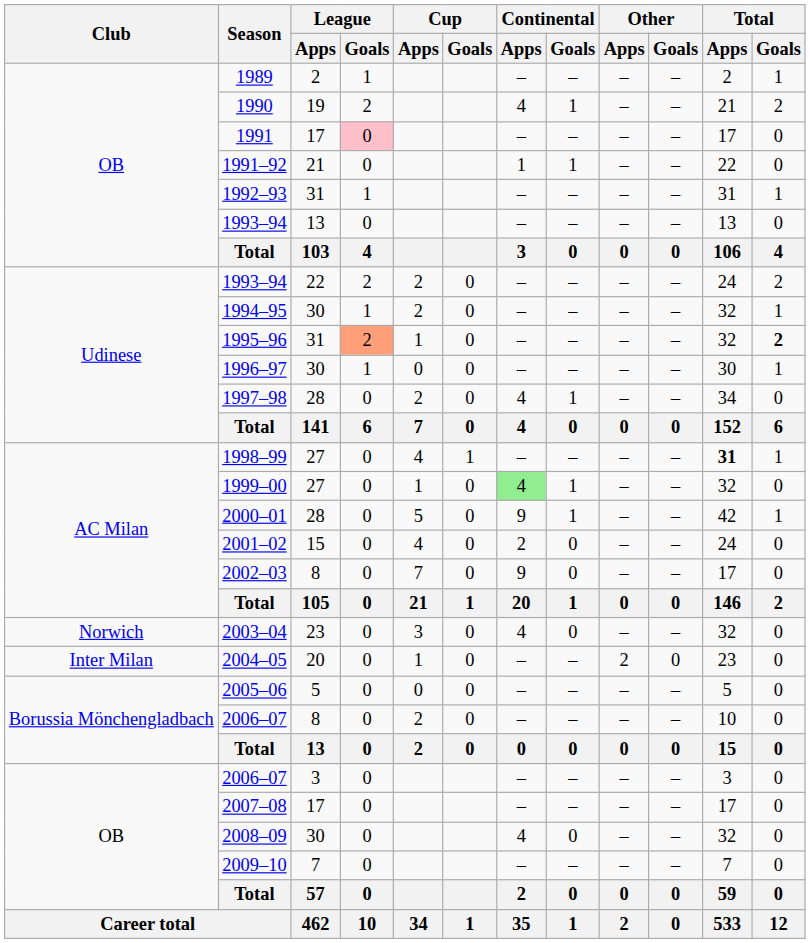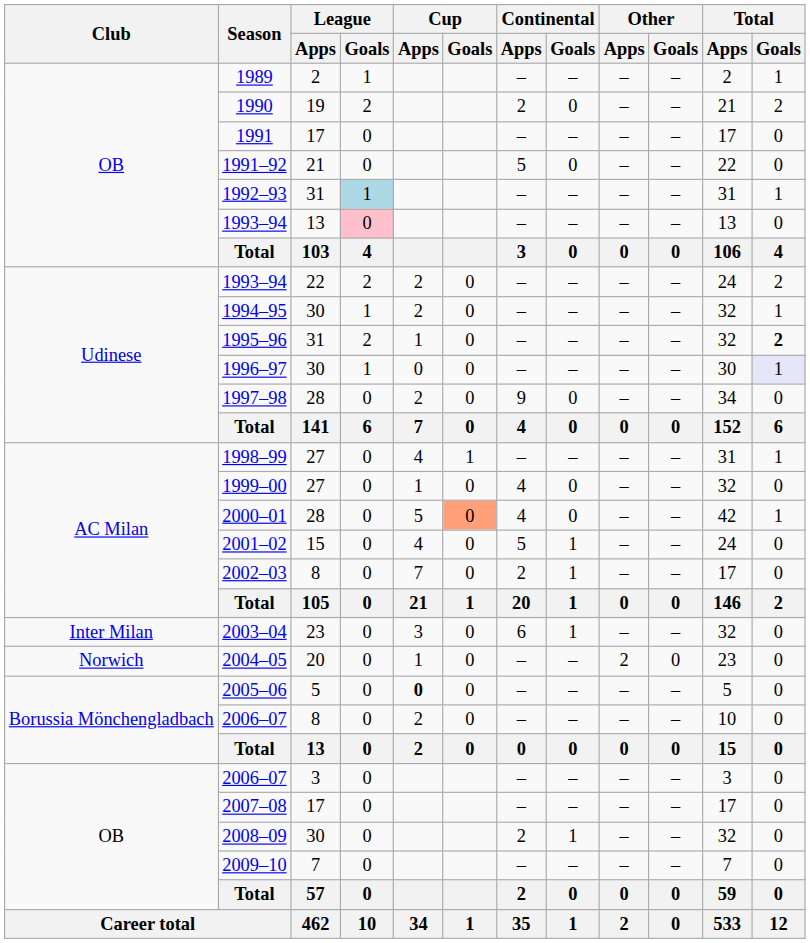(521, 106) 4 -> (521, 106) 2
(573, 106) 1 -> (573, 106) 0
(367, 135) pink background -> (367, 135) no background
(521, 164) 1 -> (521, 164) 5
(573, 164) 1 -> (573, 164) 0
(367, 194) no background -> (367, 194) lightblue background
(367, 223) no background -> (367, 223) pink background
(367, 340) lightsalmon background -> (367, 340) no background
(778, 369) no background -> (778, 369) lavender background
(521, 398) 4 -> (521, 398) 9
(573, 398) 1 -> (573, 398) 0
(727, 456) bold -> (727, 456) normal
(521, 485) lightgreen background -> (521, 485) no background
(573, 485) 1 -> (573, 485) 0
(470, 515) no background -> (470, 515) lightsalmon background
(521, 515) 9 -> (521, 515) 4
(573, 515) 1 -> (573, 515) 0
(521, 544) 2 -> (521, 544) 5
(573, 544) 0 -> (573, 544) 1
(521, 573) 9 -> (521, 573) 2
(573, 573) 0 -> (573, 573) 1
(111, 631) Norwich -> (111, 631) Inter Milan
(521, 631) 4 -> (521, 631) 6
(573, 631) 0 -> (573, 631) 1
(111, 661) Inter Milan -> (111, 661) Norwich
(418, 690) normal -> (418, 690) bold
(521, 836) 4 -> (521, 836) 2
(573, 836) 0 -> (573, 836) 1
